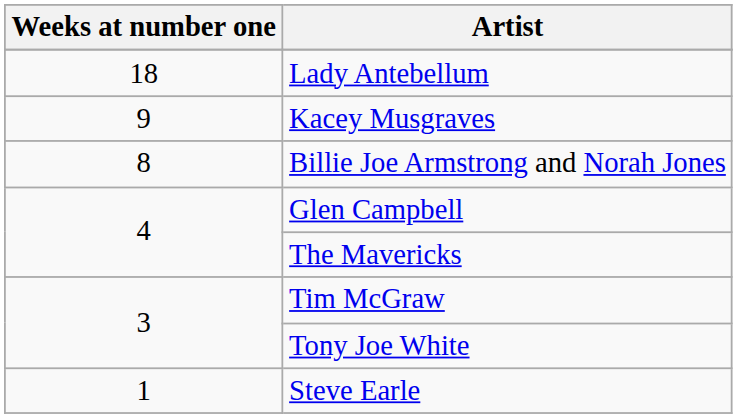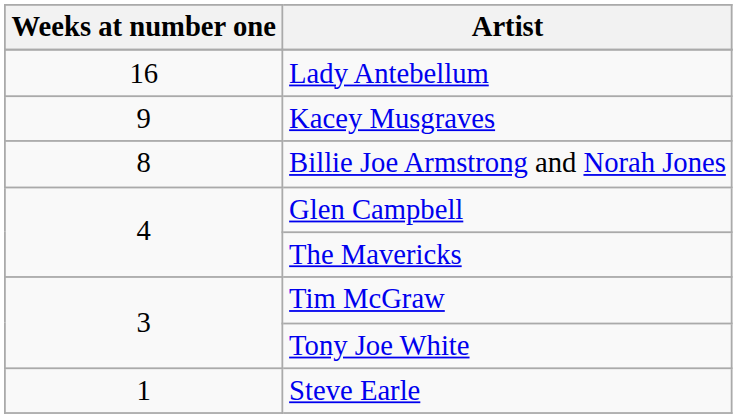(144, 72) 18 -> (144, 72) 16
